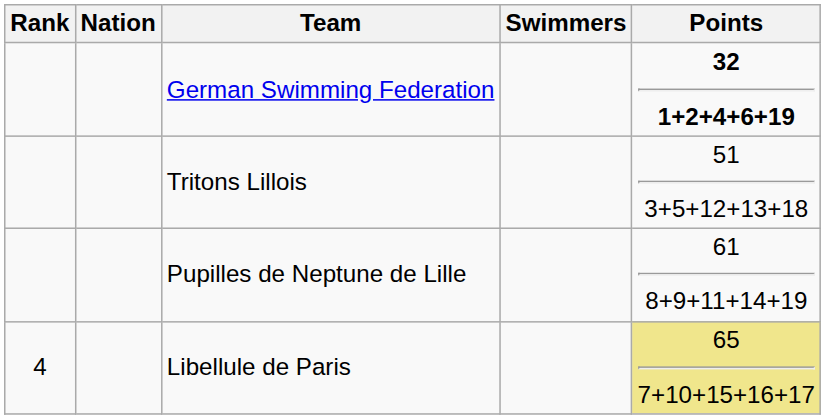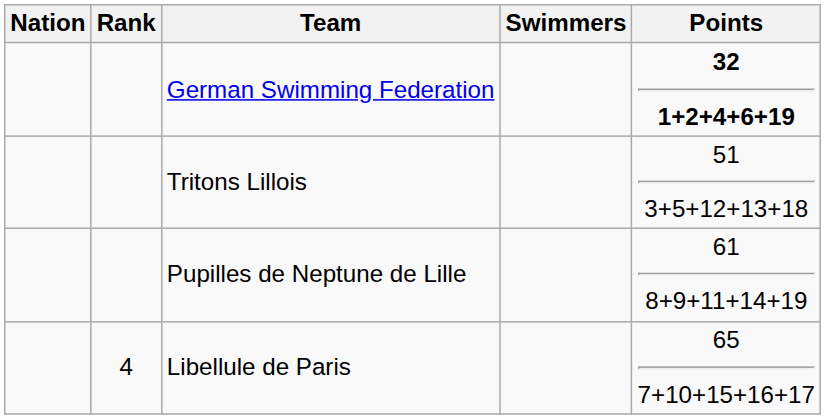columns swapped: (40, 23) <-> (118, 23)
(726, 367) khaki background -> (726, 367) no background
